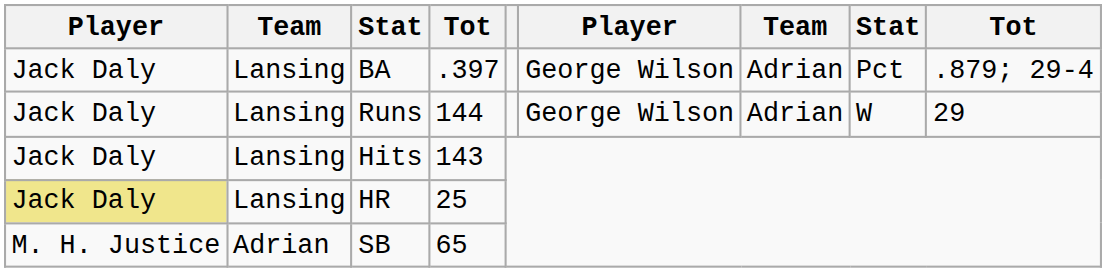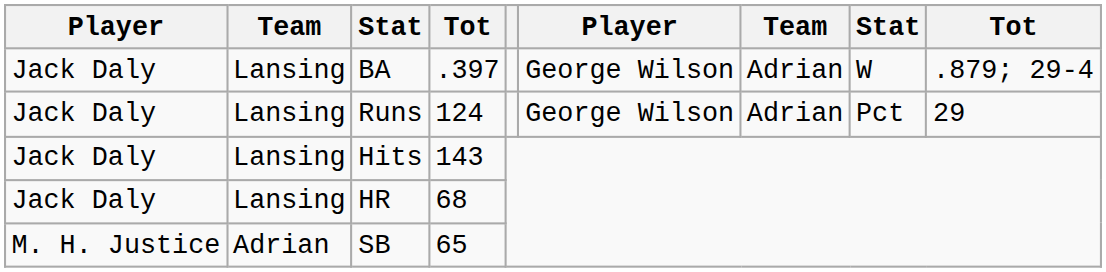(880, 70) Pct -> (864, 70) W
(459, 114) 144 -> (459, 114) 124
(864, 114) W -> (880, 114) Pct
(84, 201) khaki background -> (84, 201) no background
(451, 201) 25 -> (451, 201) 68
